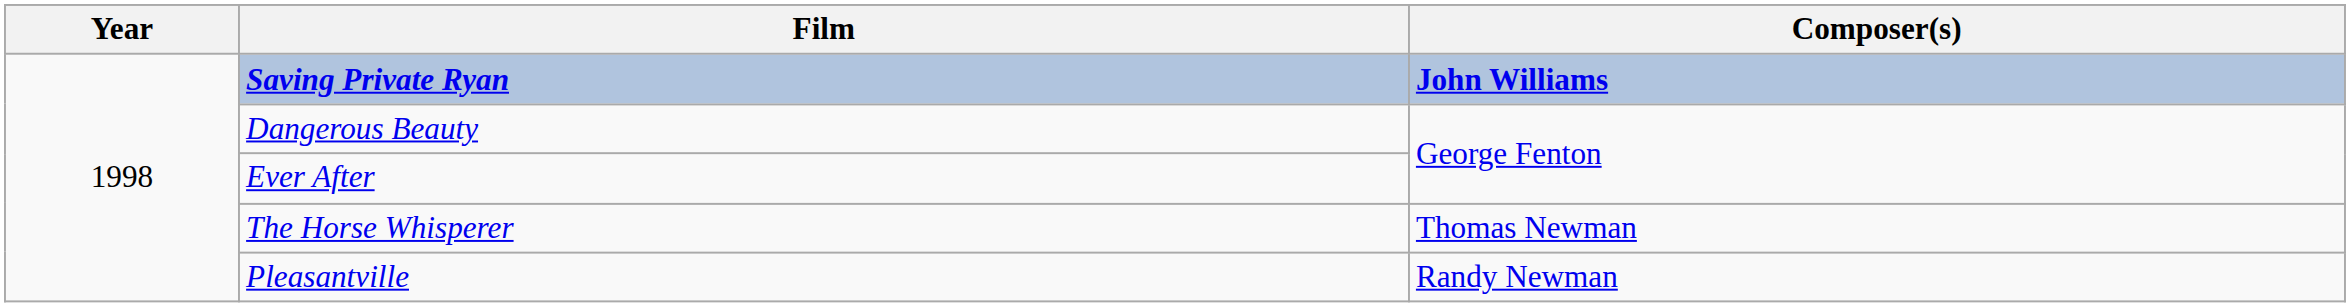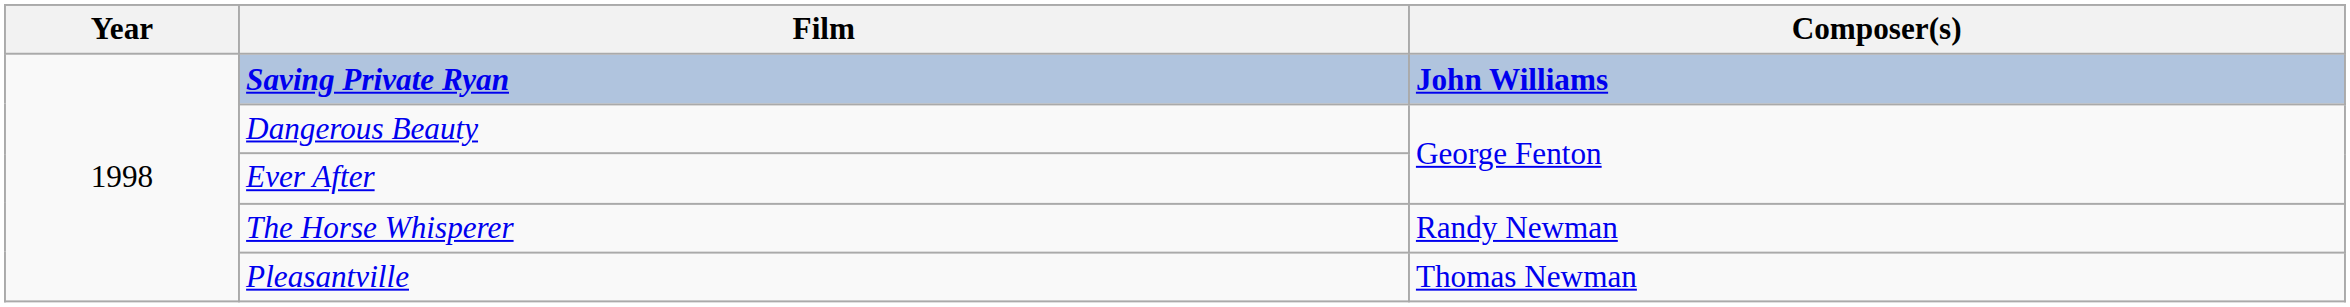(1526, 227) Thomas Newman -> (1517, 227) Randy Newman
(1517, 276) Randy Newman -> (1526, 276) Thomas Newman
